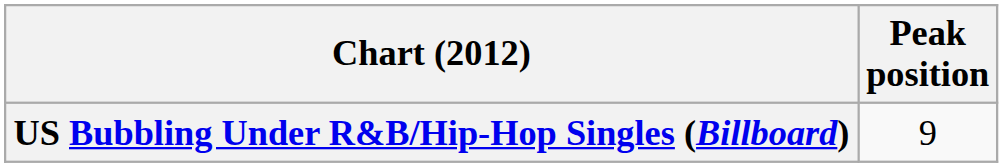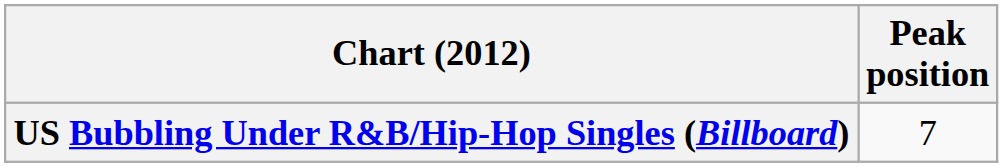(928, 131) 9 -> (928, 131) 7
